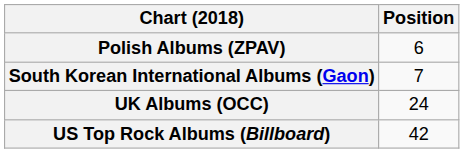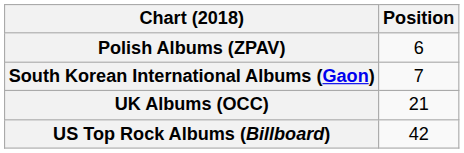(419, 104) 24 -> (419, 104) 21
